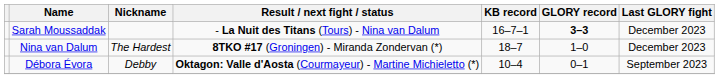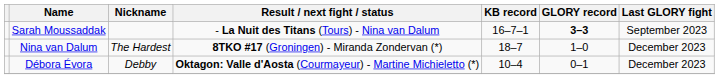(667, 30) December 2023 -> (667, 30) September 2023
(667, 64) September 2023 -> (667, 64) December 2023
